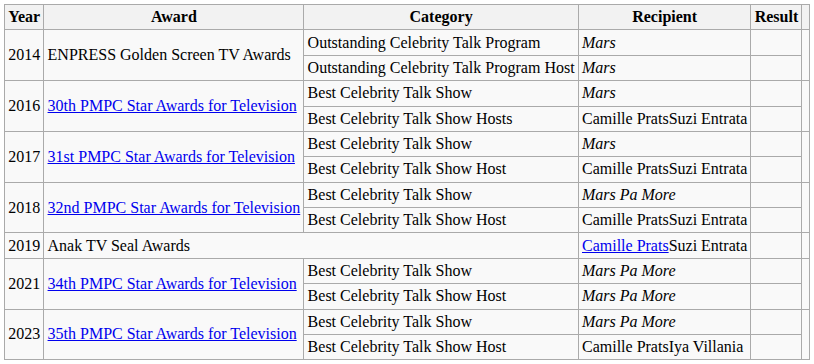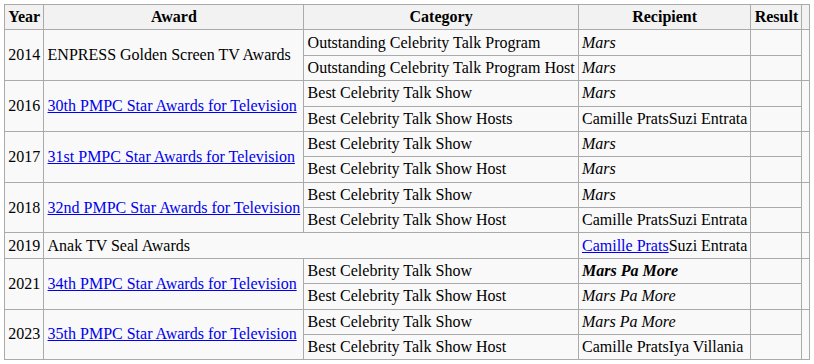(665, 169) Camille PratsSuzi Entrata -> (599, 169) Mars
(629, 194) Mars Pa More -> (599, 194) Mars
(629, 270) normal -> (630, 270) bold
